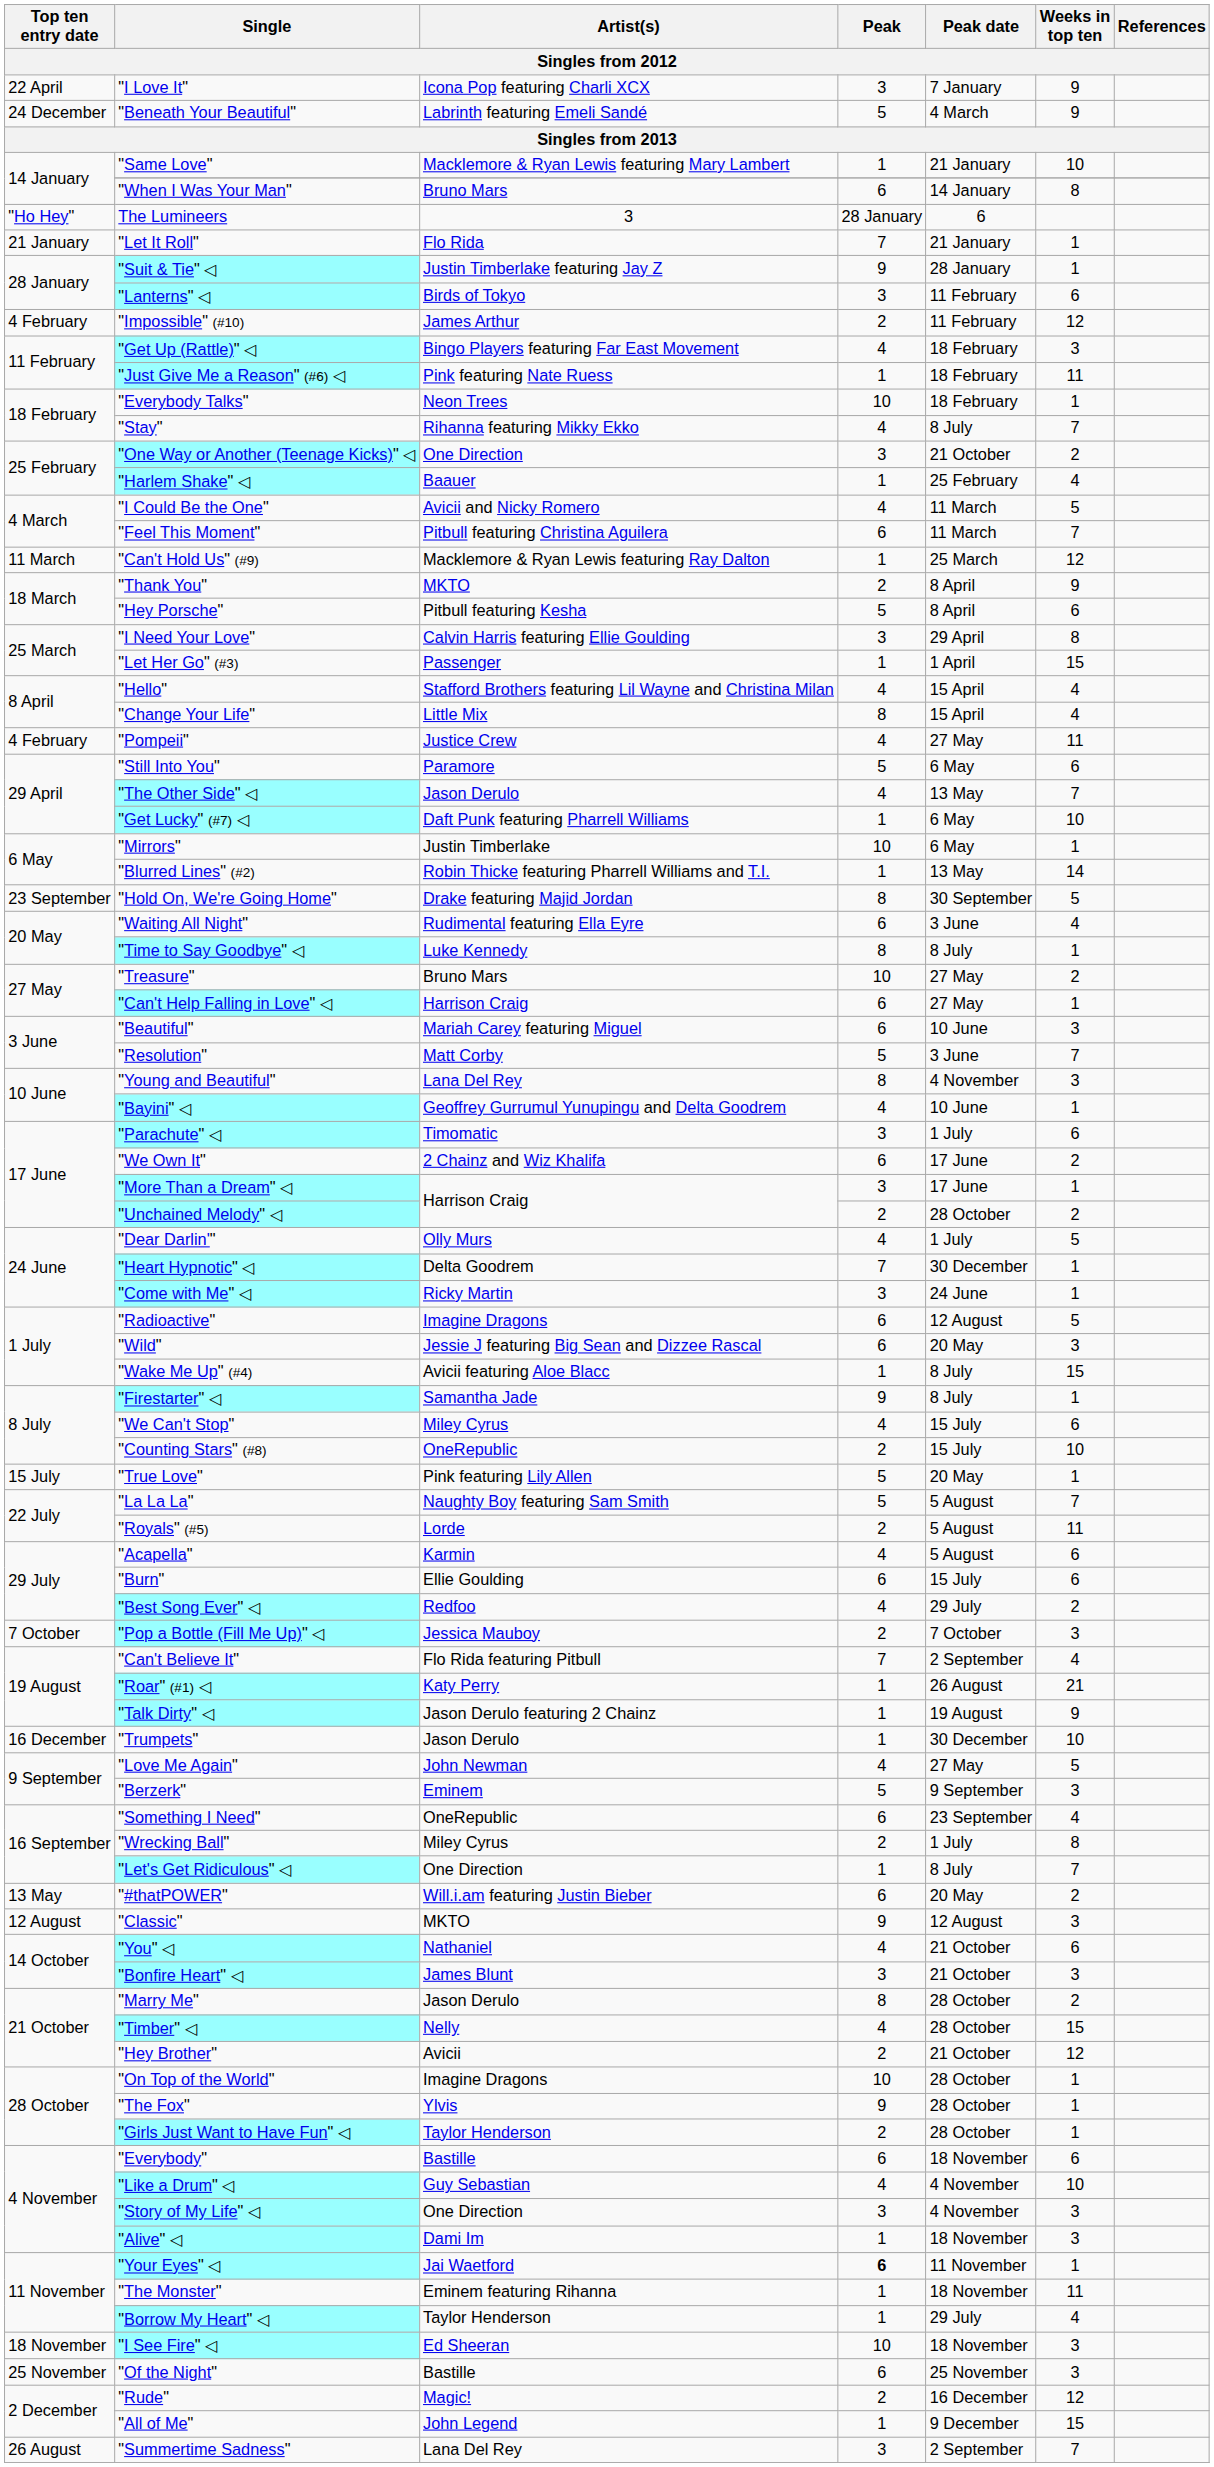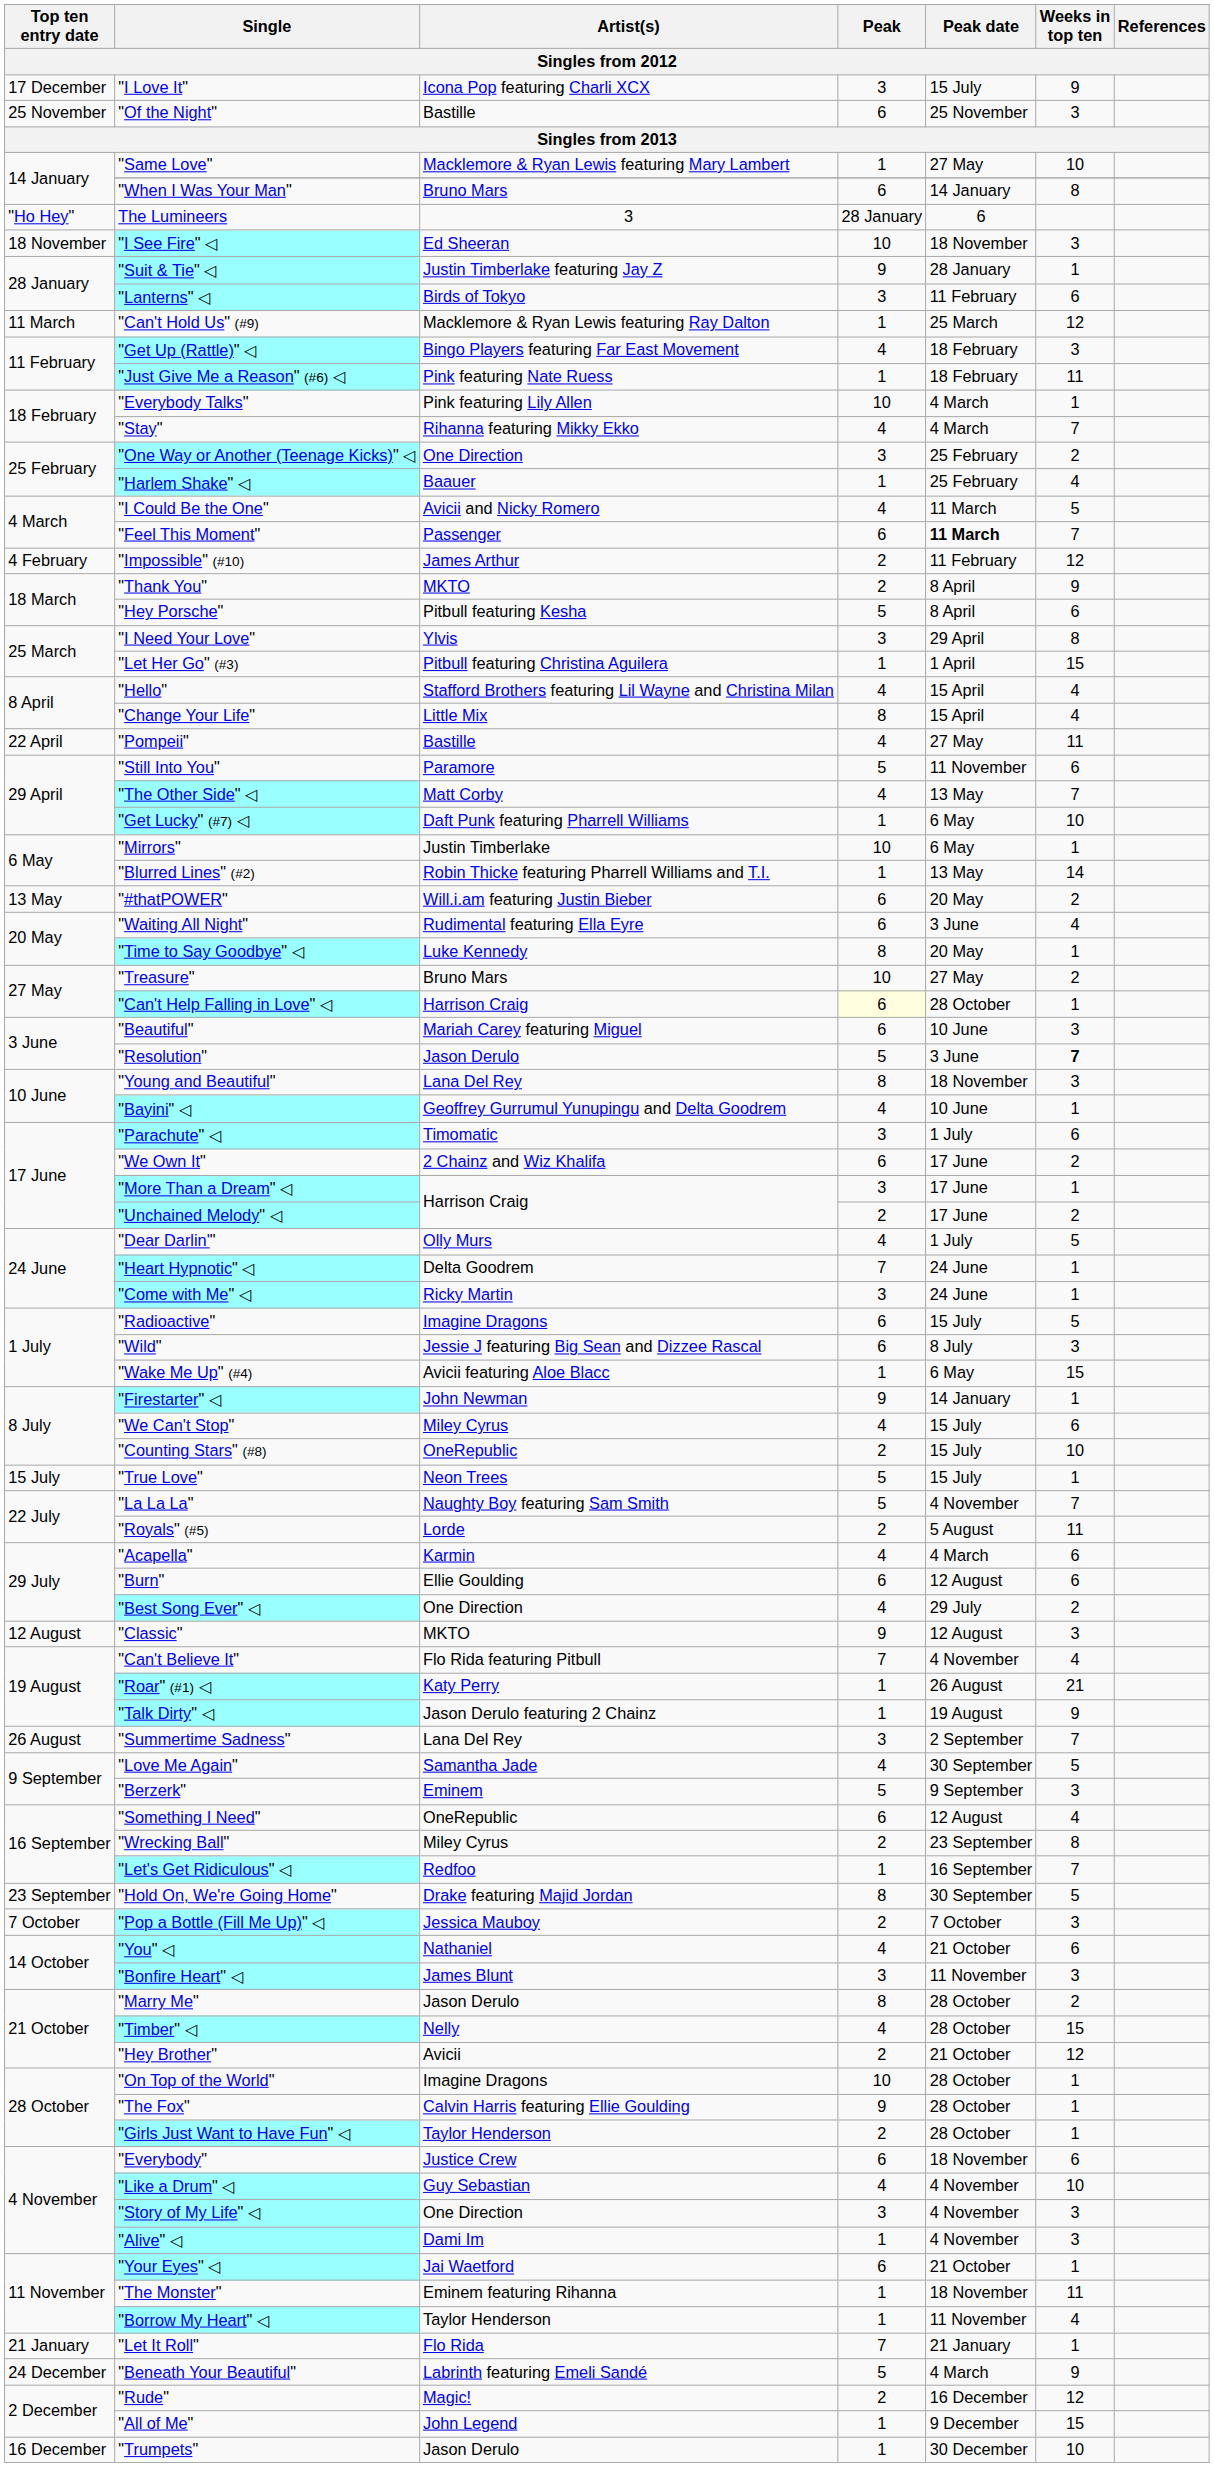(35, 87) 22 April -> (57, 87) 17 December
(966, 87) 7 January -> (956, 87) 15 July
rows swapped: (207, 113) <-> (168, 2371)
(970, 165) 21 January -> (957, 165) 27 May
rows swapped: (159, 242) <-> (168, 2346)
rows swapped: (181, 322) <-> (189, 559)
(465, 402) Neon Trees -> (507, 403) Pink featuring Lily Allen
(974, 402) 18 February -> (959, 403) 4 March
(951, 428) 8 July -> (959, 429) 4 March
(970, 454) 21 October -> (974, 455) 25 February
(545, 533) Pitbull featuring Christina Aguilera -> (462, 534) Passenger
(963, 533) normal -> (965, 534) bold
(556, 637) Calvin Harris featuring Ellie Goulding -> (440, 638) Ylvis
(462, 663) Passenger -> (545, 664) Pitbull featuring Christina Aguilera
(48, 740) 4 February -> (35, 741) 22 April
(470, 740) Justice Crew -> (449, 741) Bastille
(952, 766) 6 May -> (978, 767) 11 November
(471, 793) Jason Derulo -> (463, 794) Matt Corby
rows swapped: (173, 1895) <-> (228, 898)
(951, 950) 8 July -> (957, 951) 20 May
(882, 1003) no background -> (882, 1004) lightyellow background
(957, 1003) 27 May -> (970, 1004) 28 October
(463, 1055) Matt Corby -> (471, 1056) Jason Derulo
(1075, 1055) normal -> (1075, 1056) bold
(974, 1081) 4 November -> (979, 1082) 18 November
(970, 1214) 28 October -> (959, 1215) 17 June
(979, 1267) 30 December -> (959, 1268) 24 June
(966, 1320) 12 August -> (956, 1321) 15 July
(957, 1346) 20 May -> (951, 1347) 8 July
(951, 1372) 8 July -> (952, 1373) 6 May
(480, 1398) Samantha Jade -> (475, 1399) John Newman
(951, 1398) 8 July -> (970, 1399) 14 January
(507, 1476) Pink featuring Lily Allen -> (465, 1477) Neon Trees
(957, 1476) 20 May -> (956, 1477) 15 July
(962, 1502) 5 August -> (974, 1503) 4 November
(962, 1554) 5 August -> (959, 1555) 4 March
(956, 1580) 15 July -> (966, 1581) 12 August
(449, 1606) Redfoo -> (473, 1607) One Direction
rows swapped: (150, 1921) <-> (221, 1634)
(976, 1659) 2 September -> (974, 1659) 4 November
rows swapped: (204, 2449) <-> (158, 1739)
(475, 1765) John Newman -> (480, 1765) Samantha Jade
(957, 1765) 27 May -> (981, 1765) 30 September
(981, 1817) 23 September -> (966, 1817) 12 August
(951, 1843) 1 July -> (981, 1843) 23 September
(473, 1869) One Direction -> (449, 1869) Redfoo
(951, 1869) 8 July -> (981, 1869) 16 September
(970, 1975) 21 October -> (978, 1976) 11 November
(440, 2106) Ylvis -> (556, 2107) Calvin Harris featuring Ellie Goulding
(449, 2158) Bastille -> (470, 2159) Justice Crew
(979, 2239) 18 November -> (974, 2240) 4 November
(882, 2265) bold -> (882, 2266) normal
(978, 2265) 11 November -> (970, 2266) 21 October
(956, 2318) 29 July -> (978, 2319) 11 November
